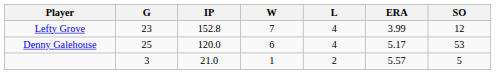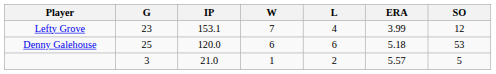(209, 28) 152.8 -> (209, 28) 153.1
(334, 45) 4 -> (334, 45) 6
(397, 45) 5.17 -> (397, 45) 5.18
